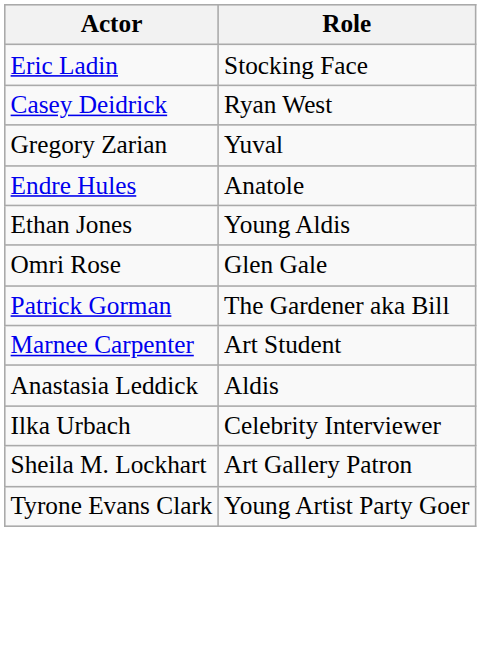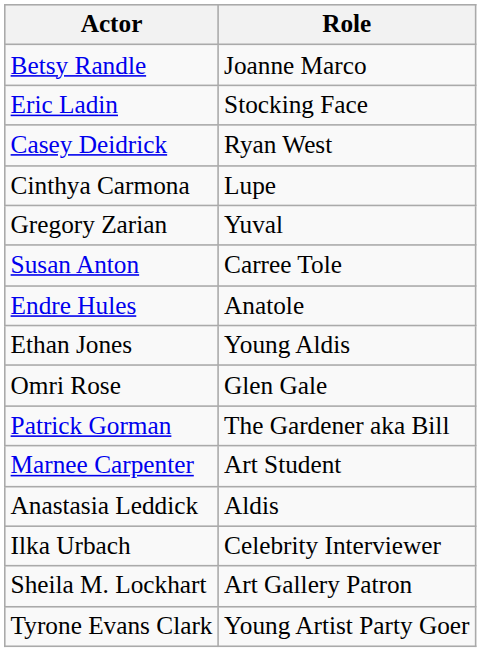+ row: (78, 64)
+ row: (100, 184)
+ row: (75, 265)
